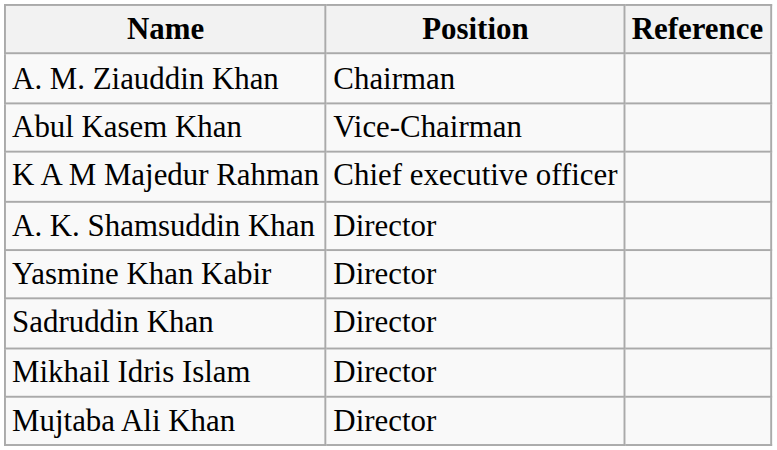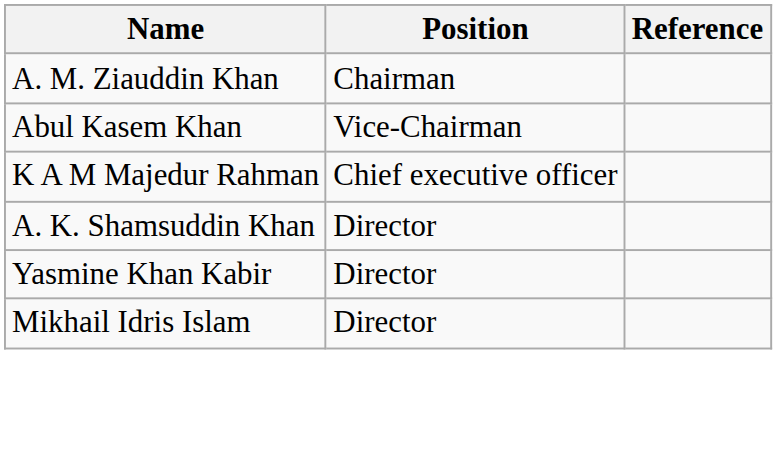- row: (113, 322)
- row: (124, 420)
